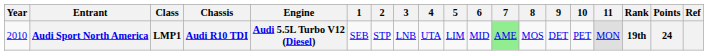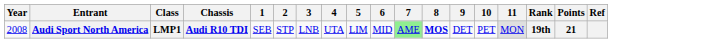- column: (299, 12)
(17, 35) 2010 -> (17, 29) 2008
(533, 35) normal -> (436, 29) bold
(667, 35) 24 -> (571, 29) 21
